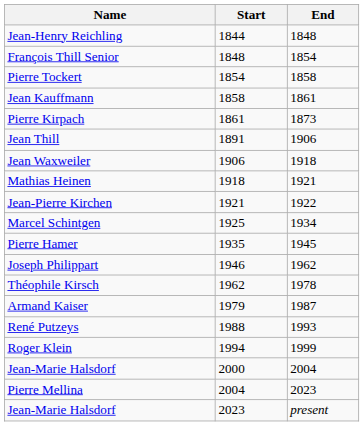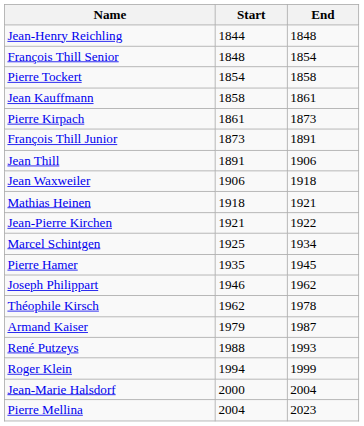+ row: (62, 139)
- row: (62, 410)
